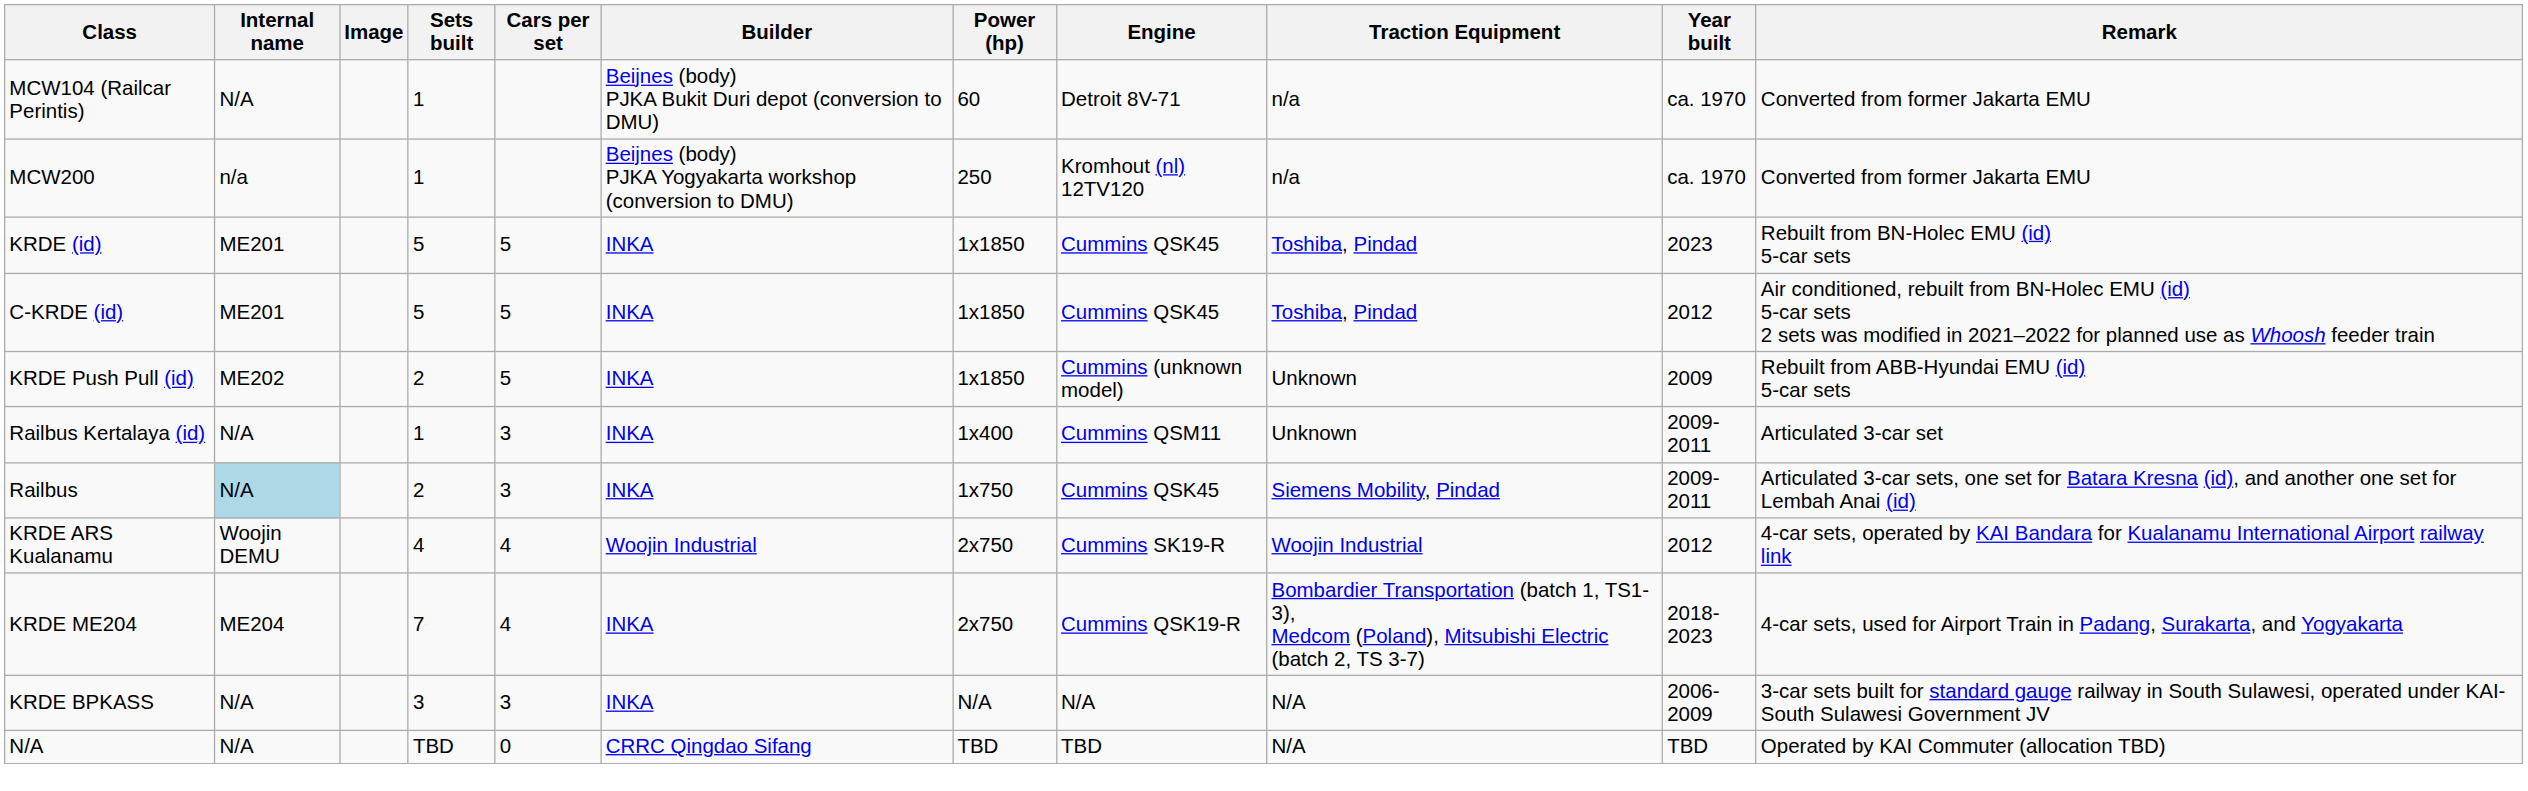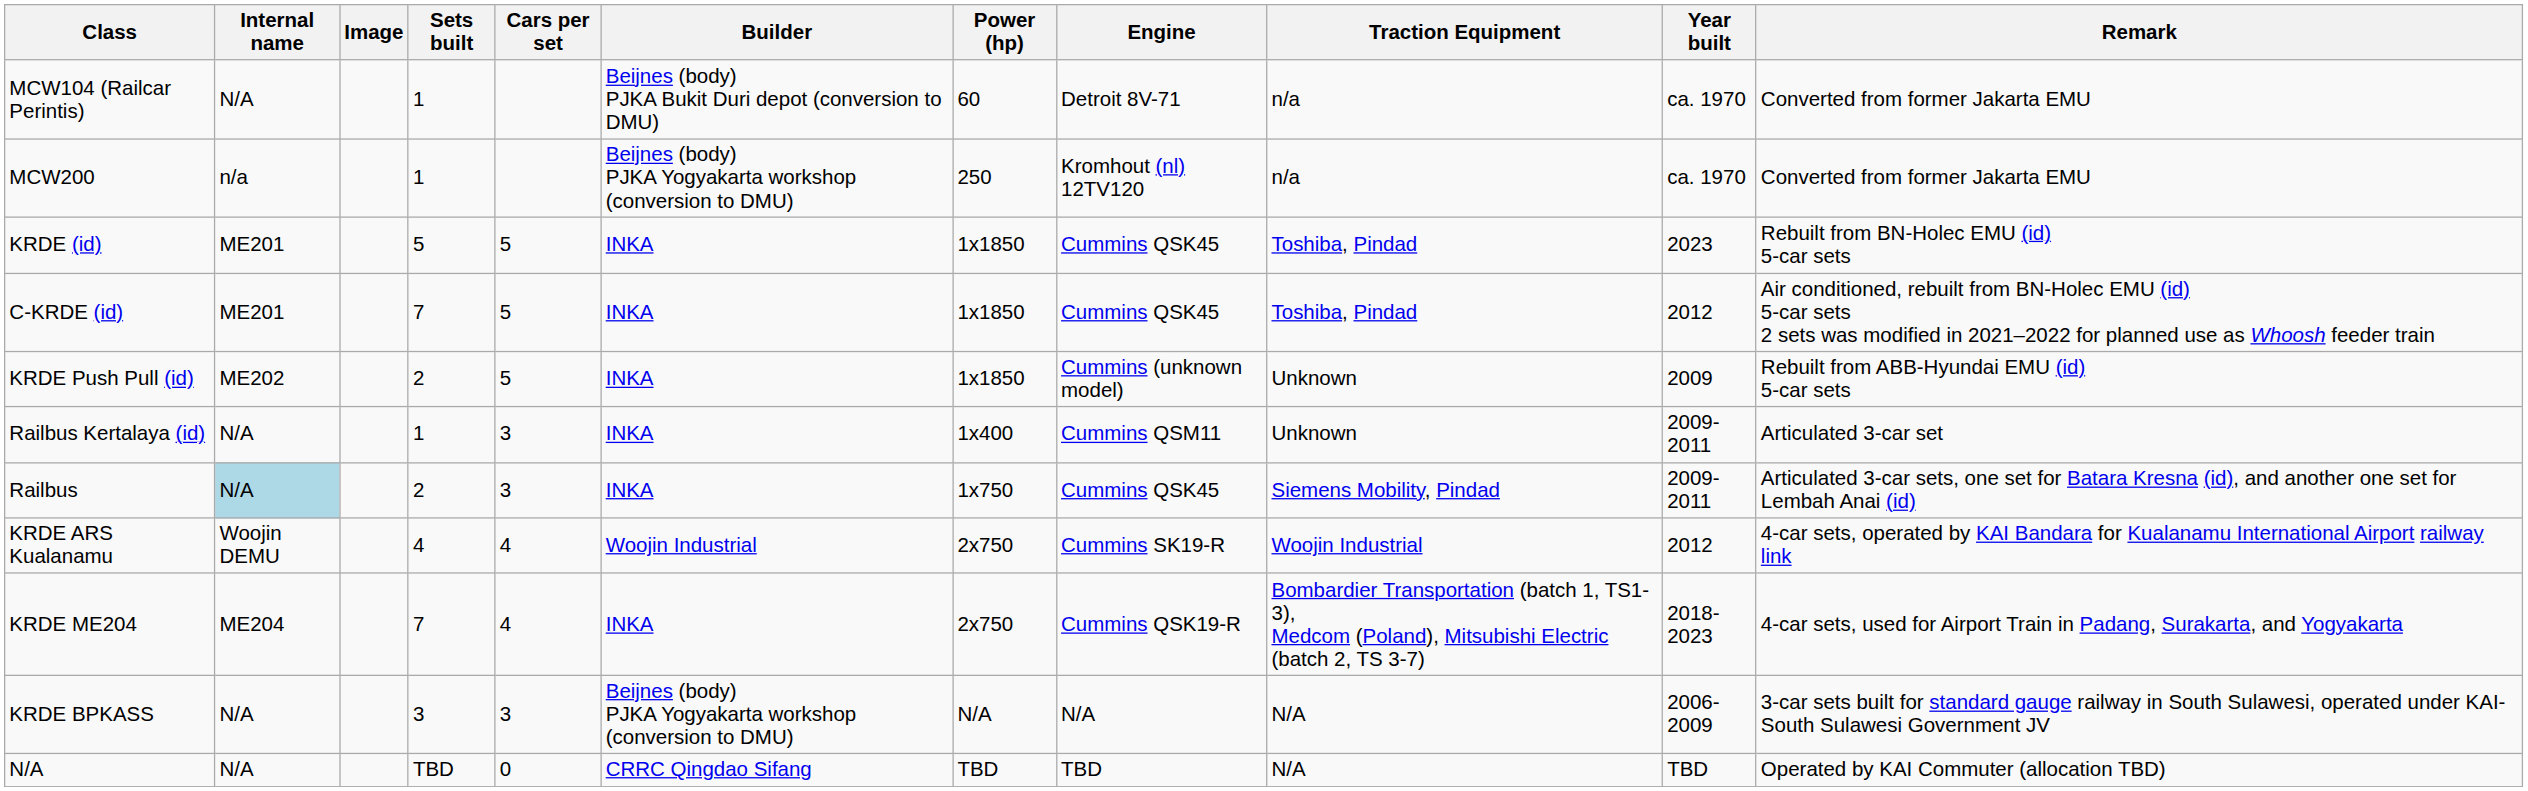(419, 311) 5 -> (419, 311) 7
(630, 702) INKA -> (731, 714) Beijnes (body) PJKA Yogyakarta workshop (conversion to DMU)
